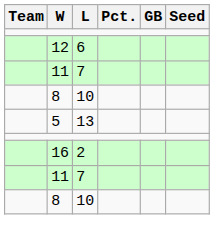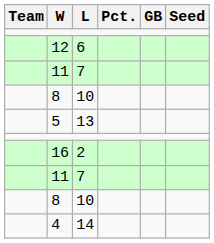+ row: (56, 226)
